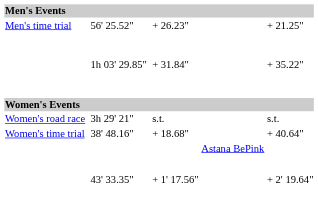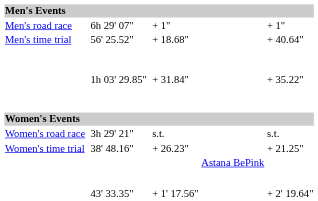+ row: (38, 25)
(170, 25) + 26.23" -> (170, 40) + 18.68"
(285, 25) + 21.25" -> (285, 40) + 40.64"
(170, 133) + 18.68" -> (170, 148) + 26.23"
(285, 133) + 40.64" -> (285, 148) + 21.25"
